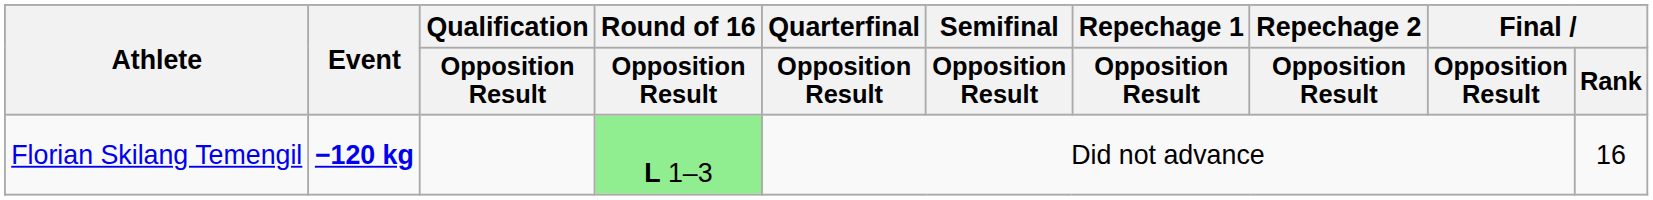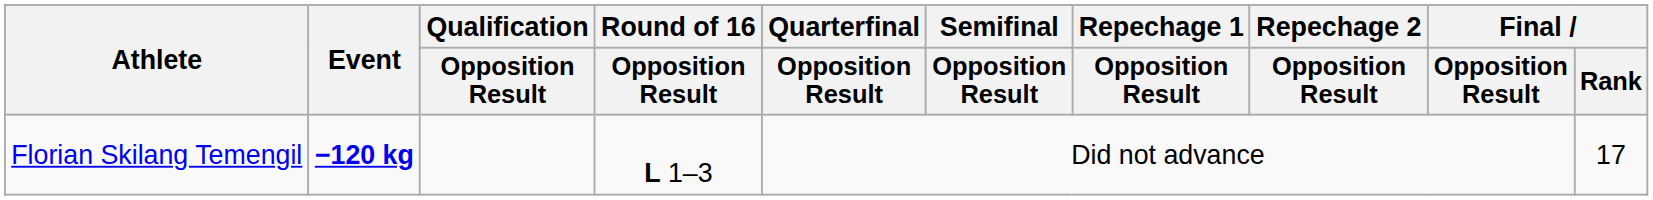(678, 173) lightgreen background -> (678, 173) no background
(1611, 155) 16 -> (1611, 155) 17
